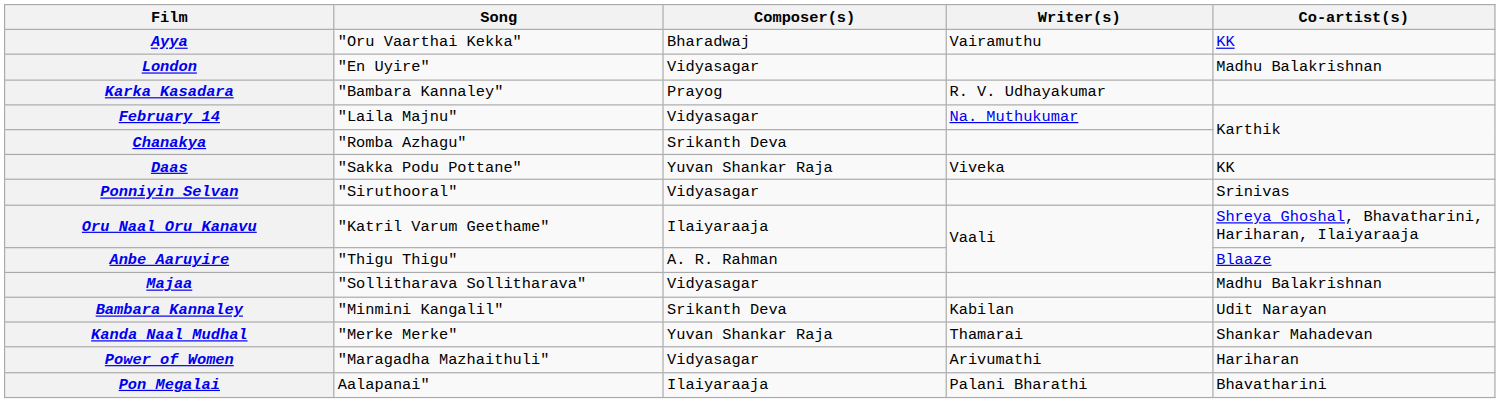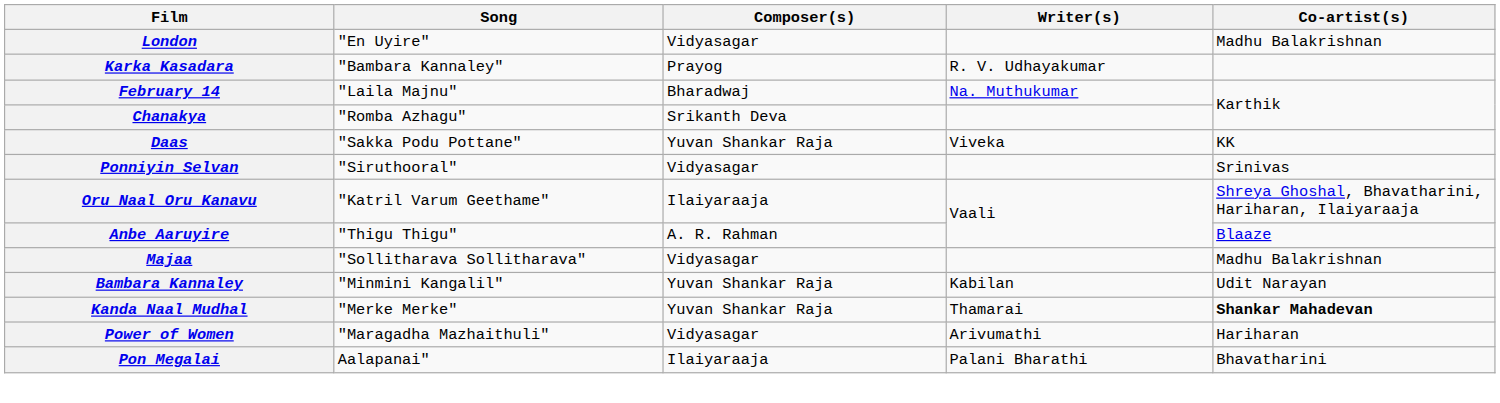- row: (169, 42)
(713, 117) Vidyasagar -> (709, 92) Bharadwaj
(727, 310) Srikanth Deva -> (750, 285) Yuvan Shankar Raja
(1294, 335) normal -> (1294, 310) bold
